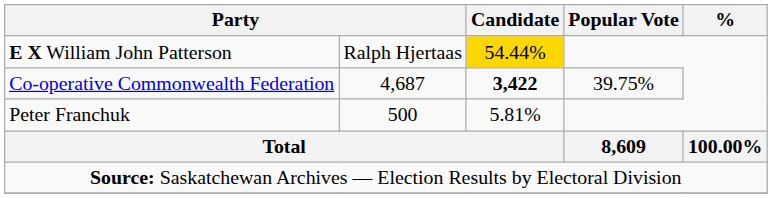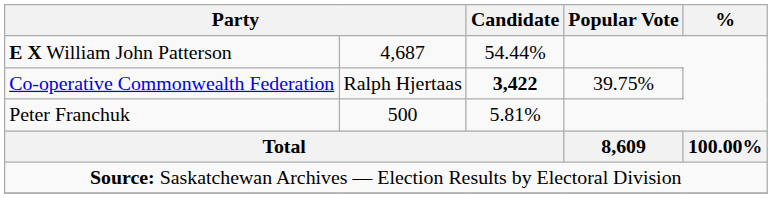(403, 51) Ralph Hjertaas -> (403, 51) 4,687
(515, 51) gold background -> (515, 51) no background
(403, 83) 4,687 -> (403, 83) Ralph Hjertaas
